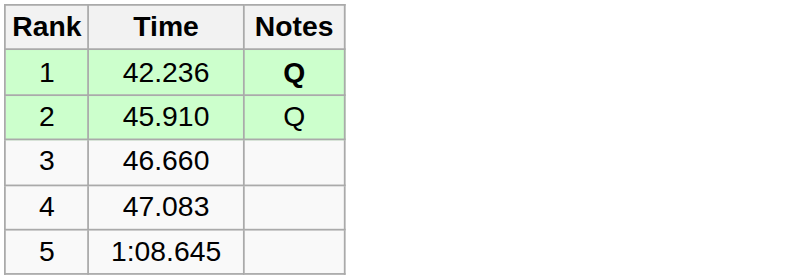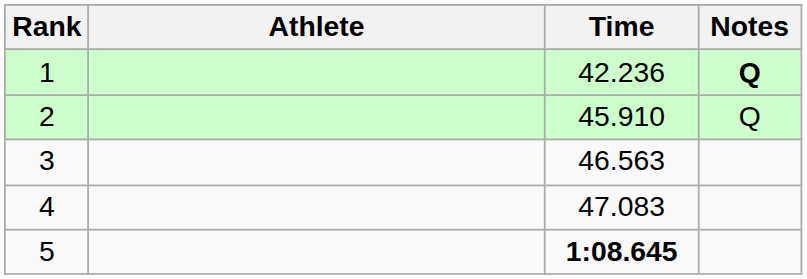+ column: (317, 26)
(166, 161) 46.660 -> (622, 161) 46.563
(166, 251) normal -> (622, 251) bold
